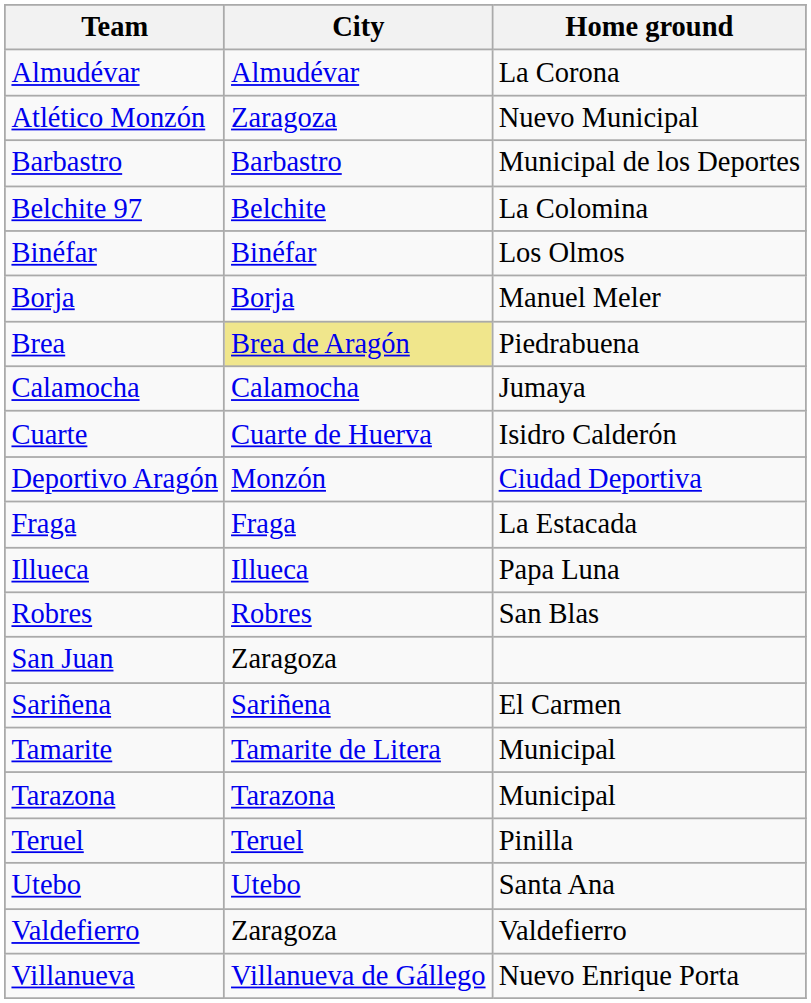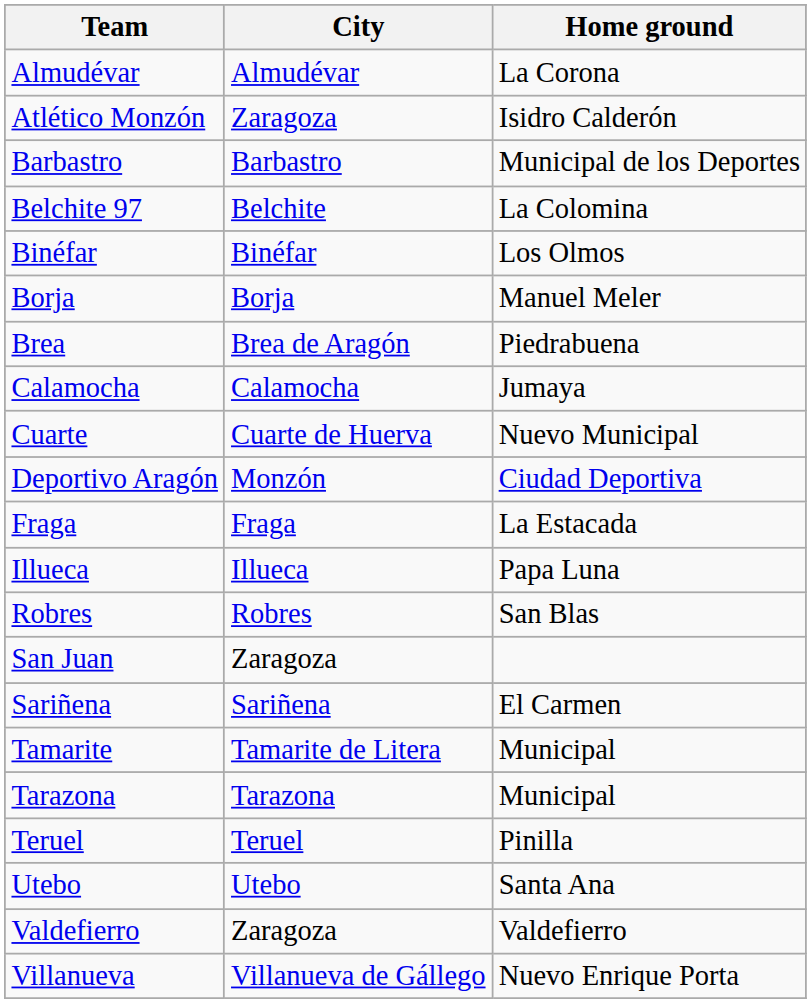(599, 117) Nuevo Municipal -> (588, 117) Isidro Calderón
(320, 343) khaki background -> (320, 343) no background
(588, 433) Isidro Calderón -> (599, 433) Nuevo Municipal
